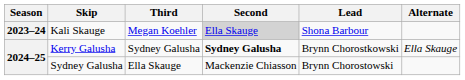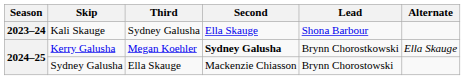(162, 30) Megan Koehler -> (164, 30) Sydney Galusha
(231, 30) lightgrey background -> (231, 30) no background
(164, 48) Sydney Galusha -> (162, 48) Megan Koehler
